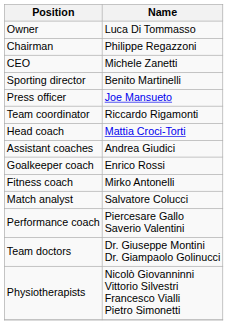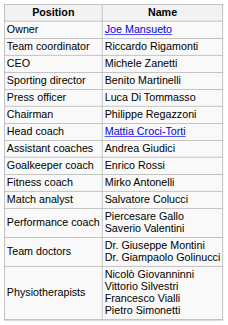(150, 30) Luca Di Tommasso -> (138, 30) Joe Mansueto
rows swapped: (30, 47) <-> (48, 115)
(138, 98) Joe Mansueto -> (150, 98) Luca Di Tommasso
